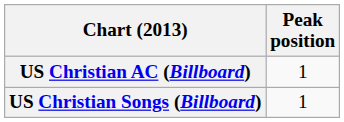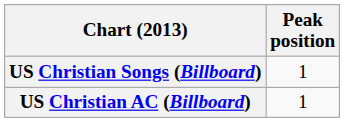rows swapped: (135, 102) <-> (135, 71)
